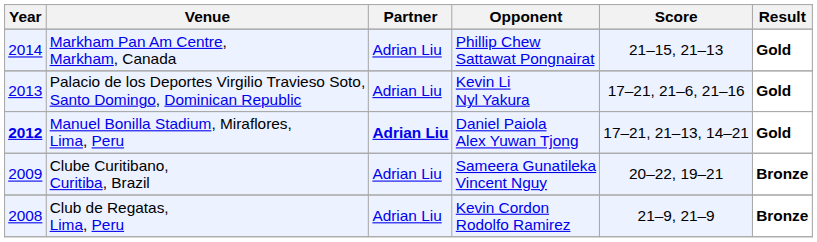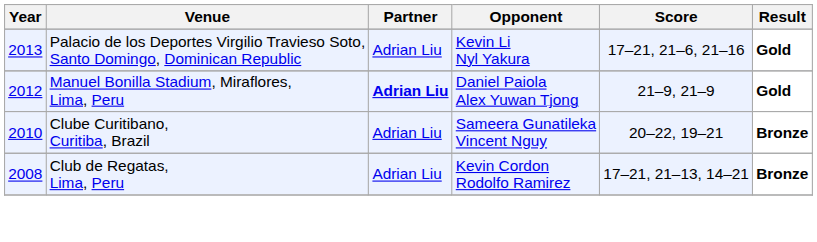- row: (138, 50)
(25, 133) bold -> (25, 91) normal
(676, 133) 17–21, 21–13, 14–21 -> (676, 91) 21–9, 21–9
(25, 174) 2009 -> (25, 133) 2010
(676, 216) 21–9, 21–9 -> (676, 174) 17–21, 21–13, 14–21
